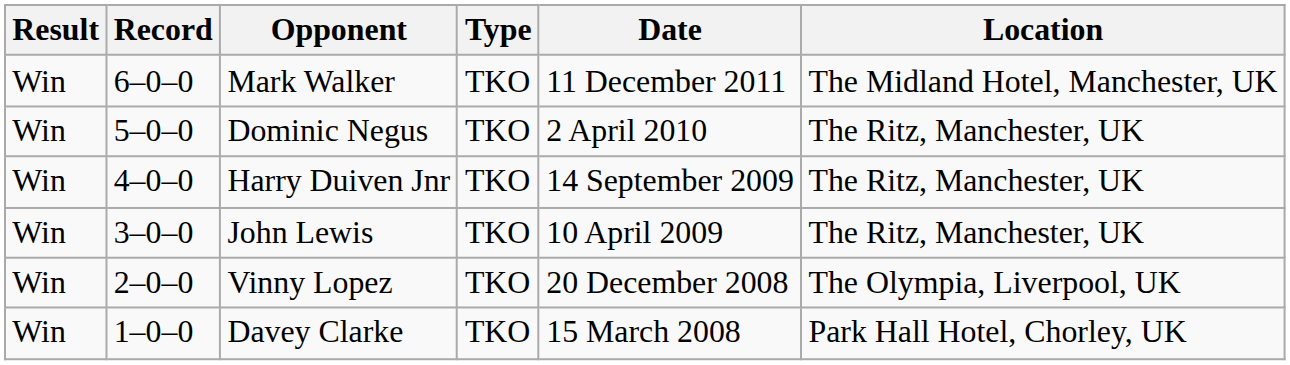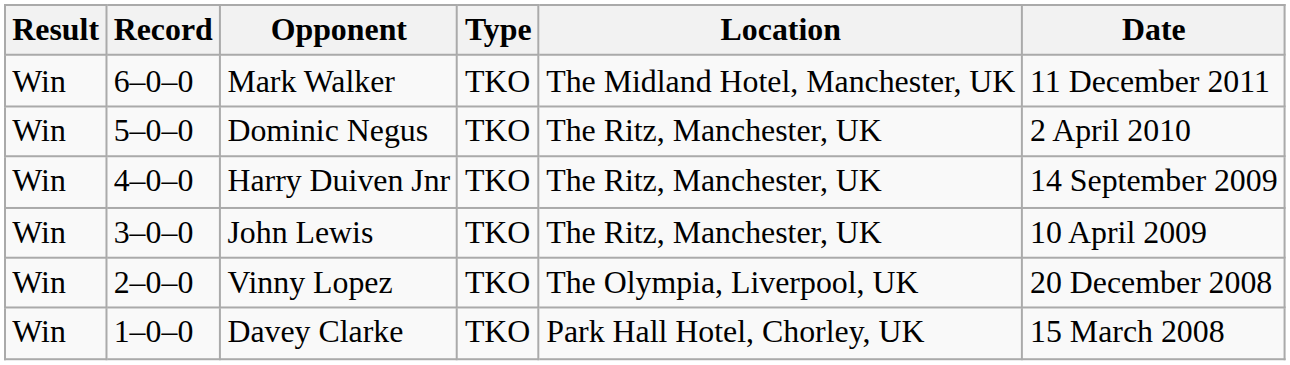columns swapped: (670, 29) <-> (1043, 29)
